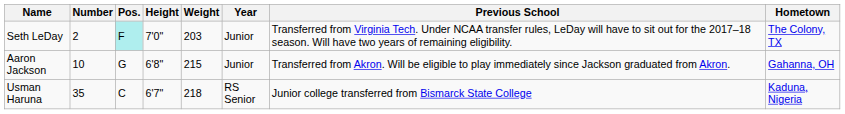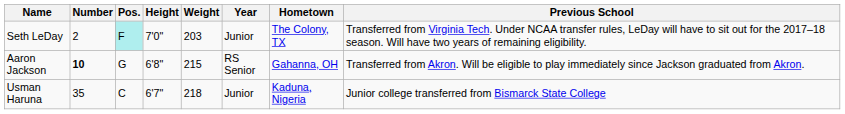columns swapped: (803, 13) <-> (518, 13)
(78, 65) normal -> (78, 65) bold
(239, 65) Junior -> (240, 65) RS Senior
(240, 94) RS Senior -> (239, 94) Junior
